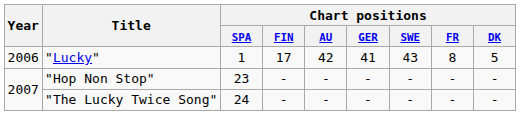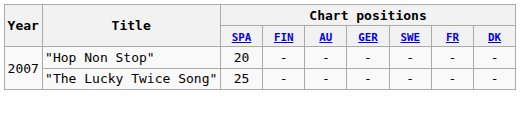- row: (72, 57)
(241, 79) 23 -> (241, 57) 20
(241, 100) 24 -> (241, 79) 25
